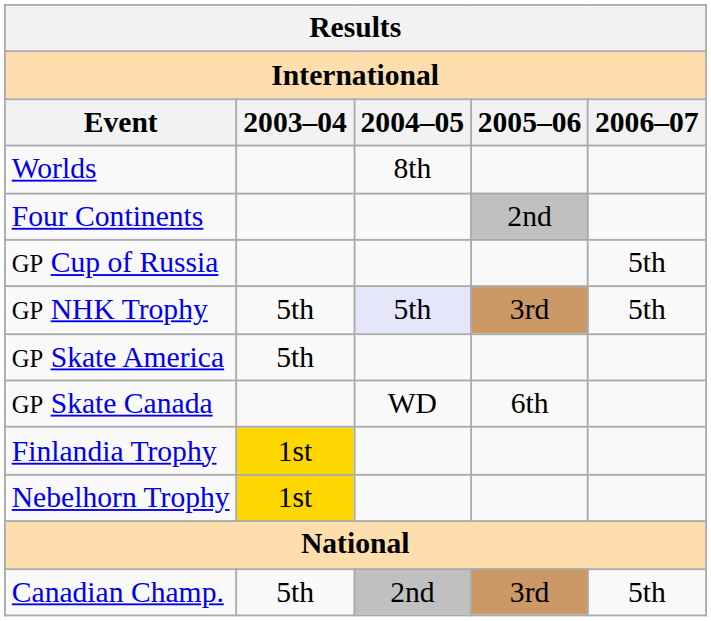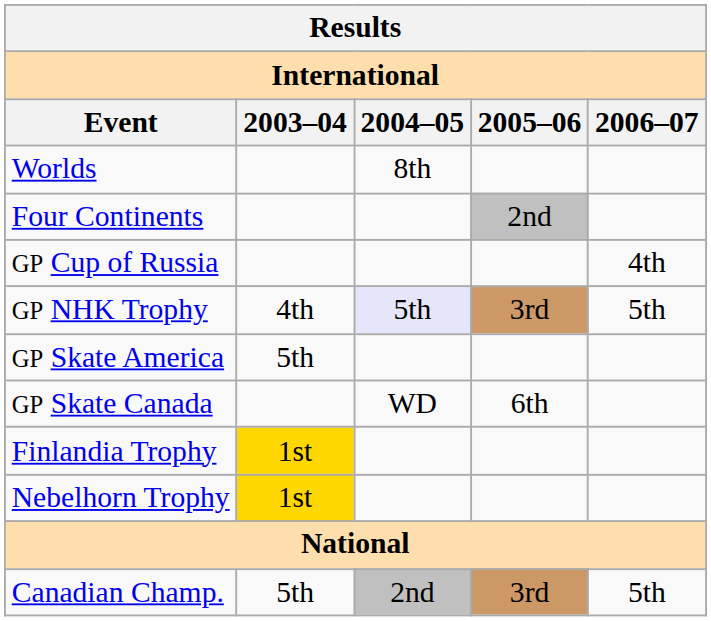(647, 262) 5th -> (647, 262) 4th
(295, 309) 5th -> (295, 309) 4th
